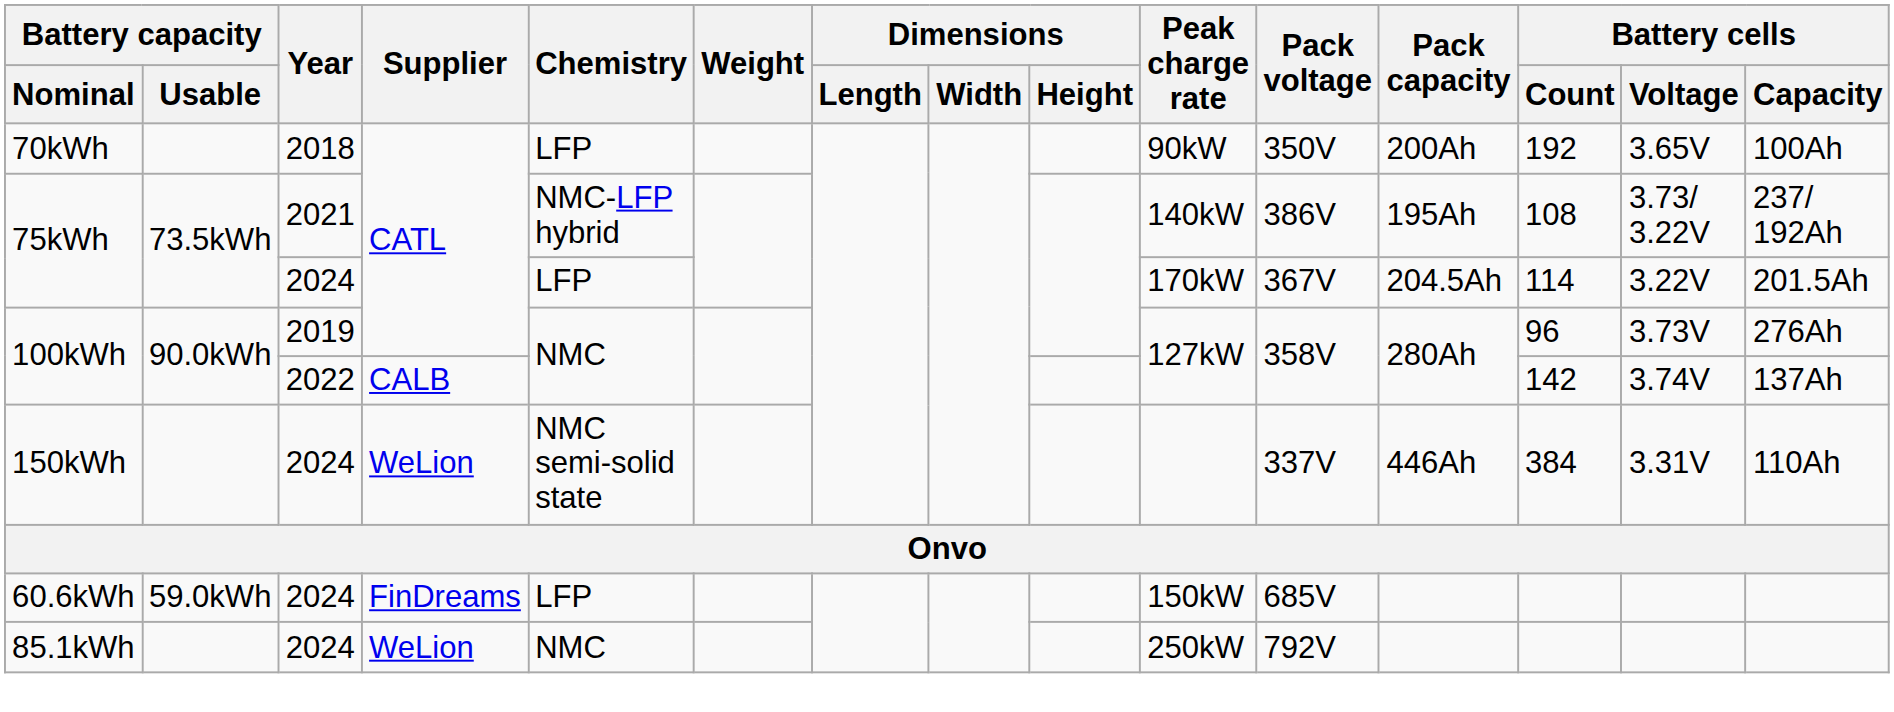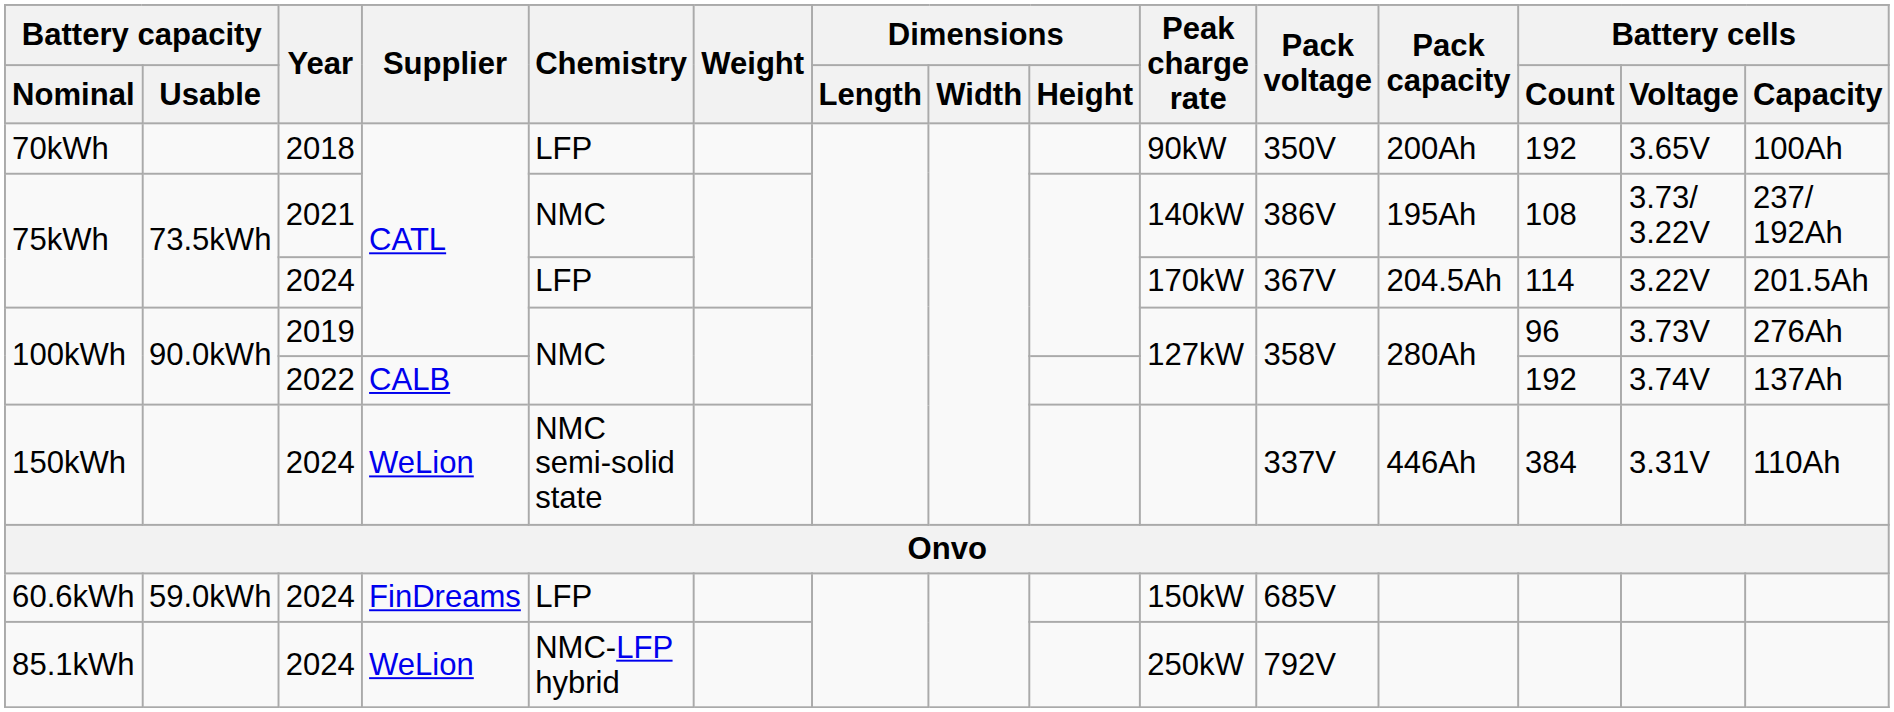(604, 214) NMC-LFP hybrid -> (571, 214) NMC
(1551, 380) 142 -> (1551, 380) 192
(571, 646) NMC -> (604, 664) NMC-LFP hybrid
